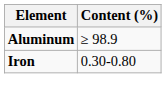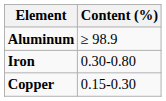+ row: (31, 84)
